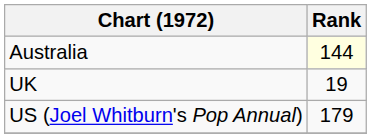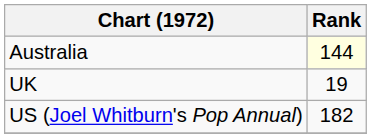(337, 116) 179 -> (337, 116) 182
